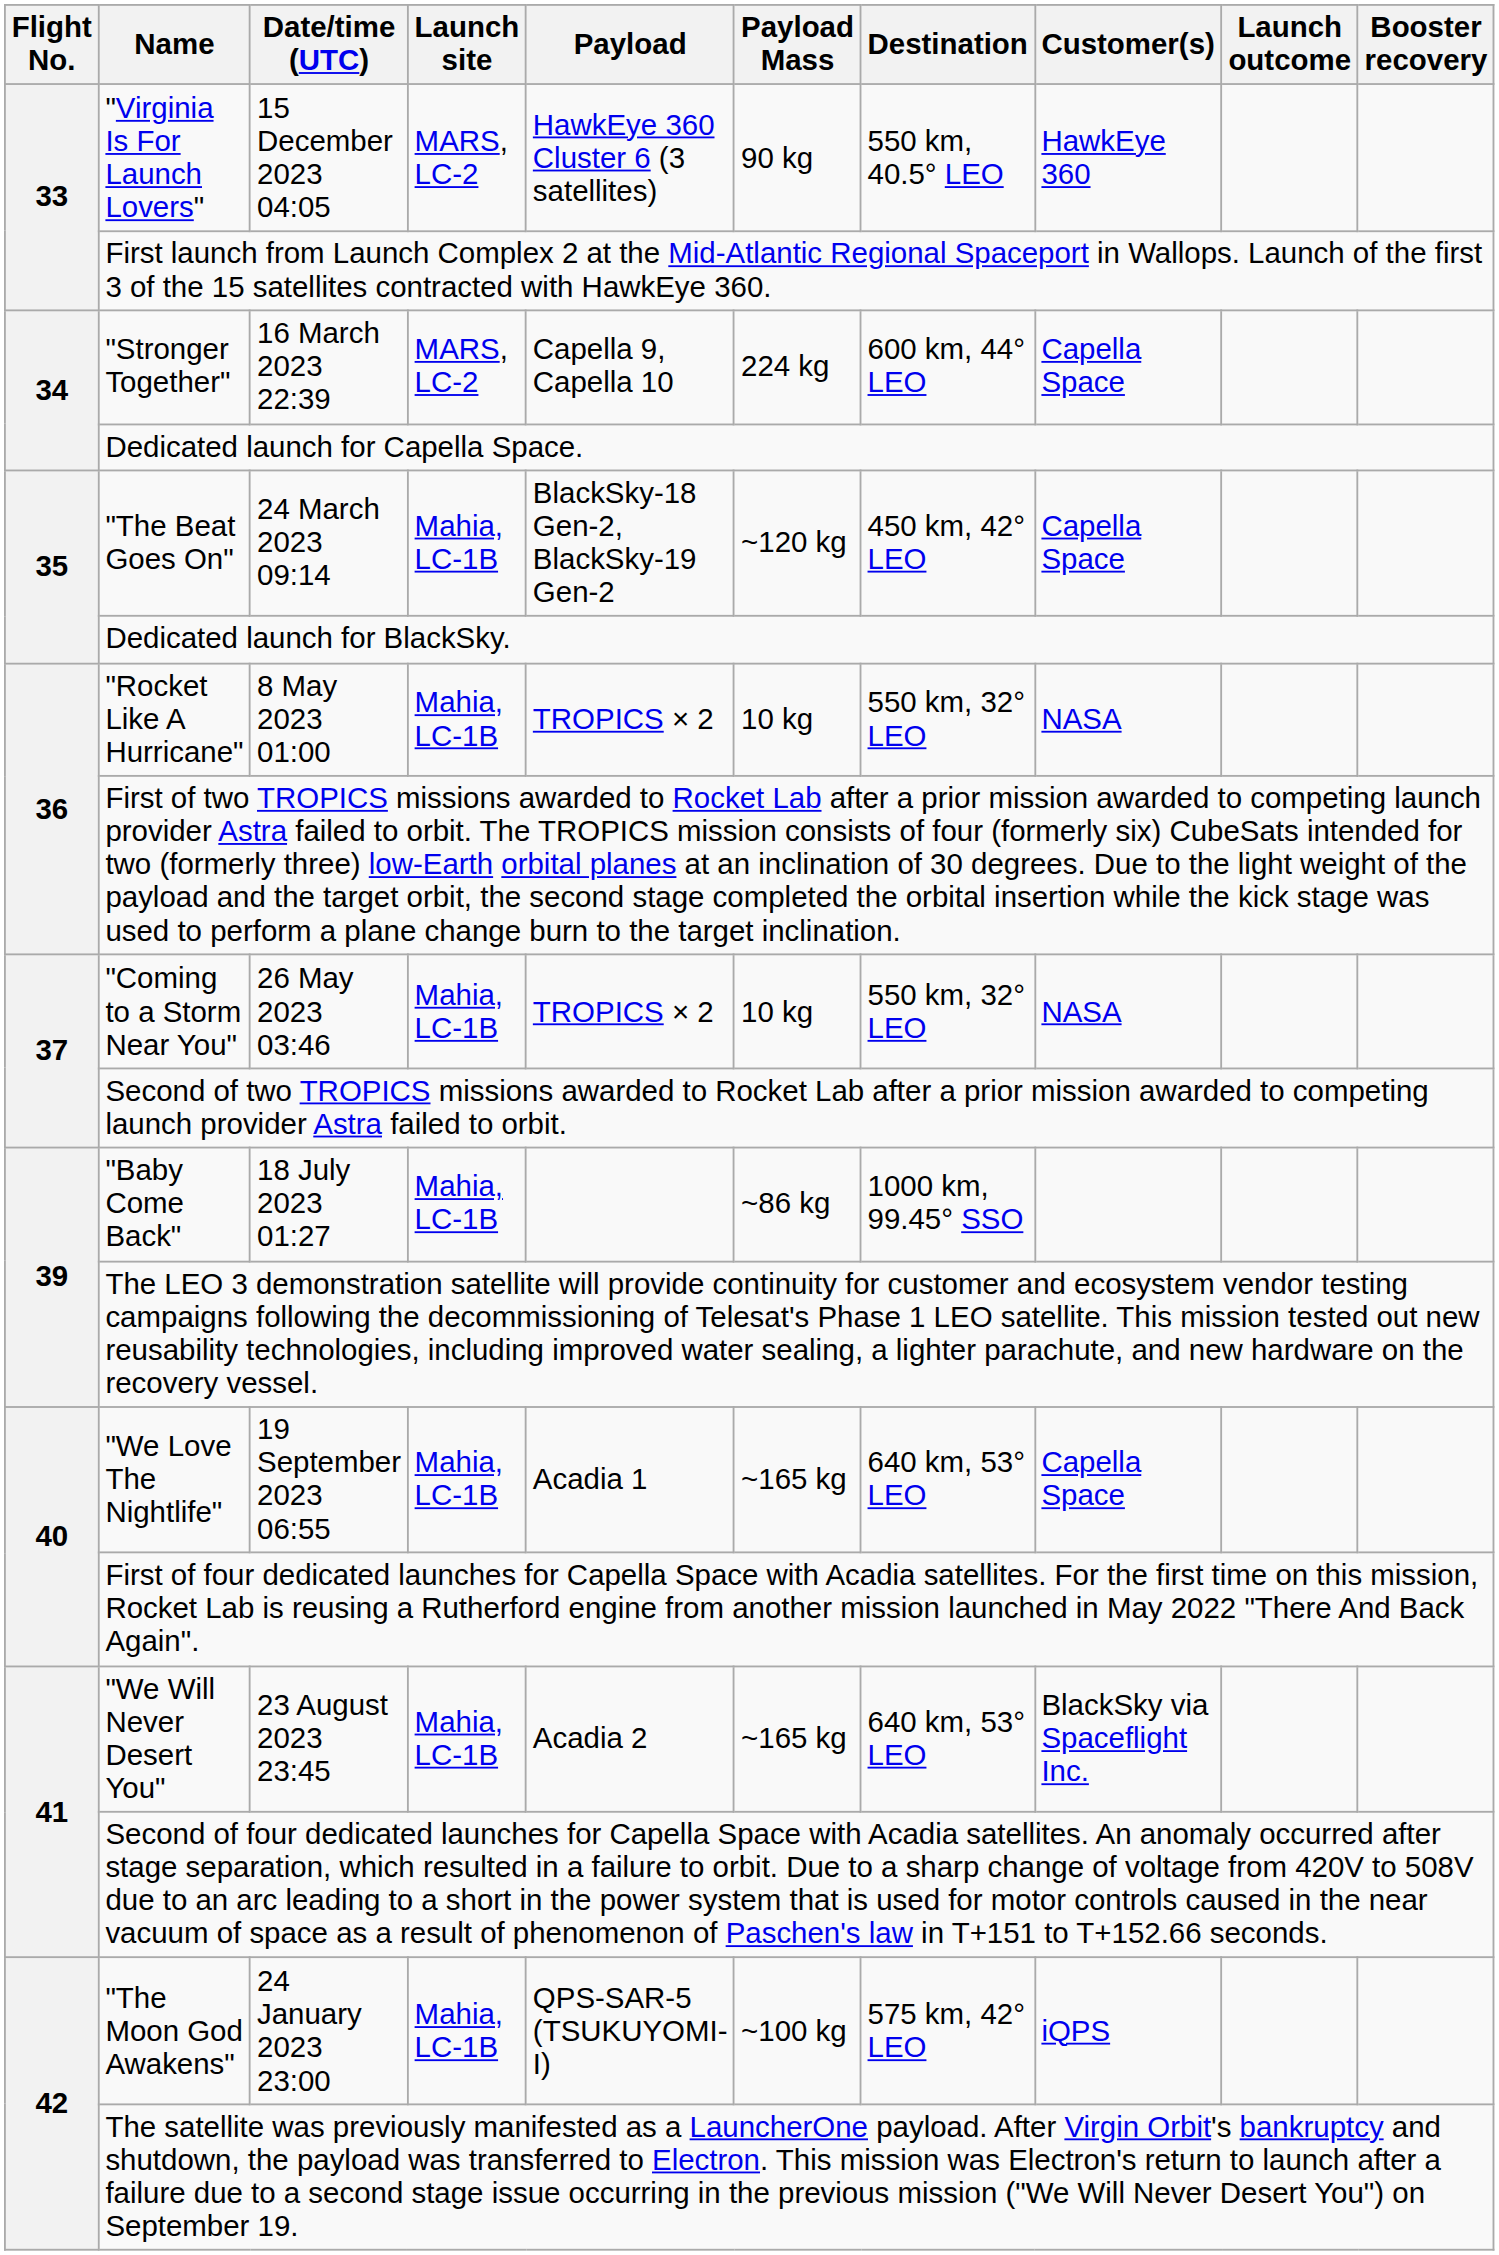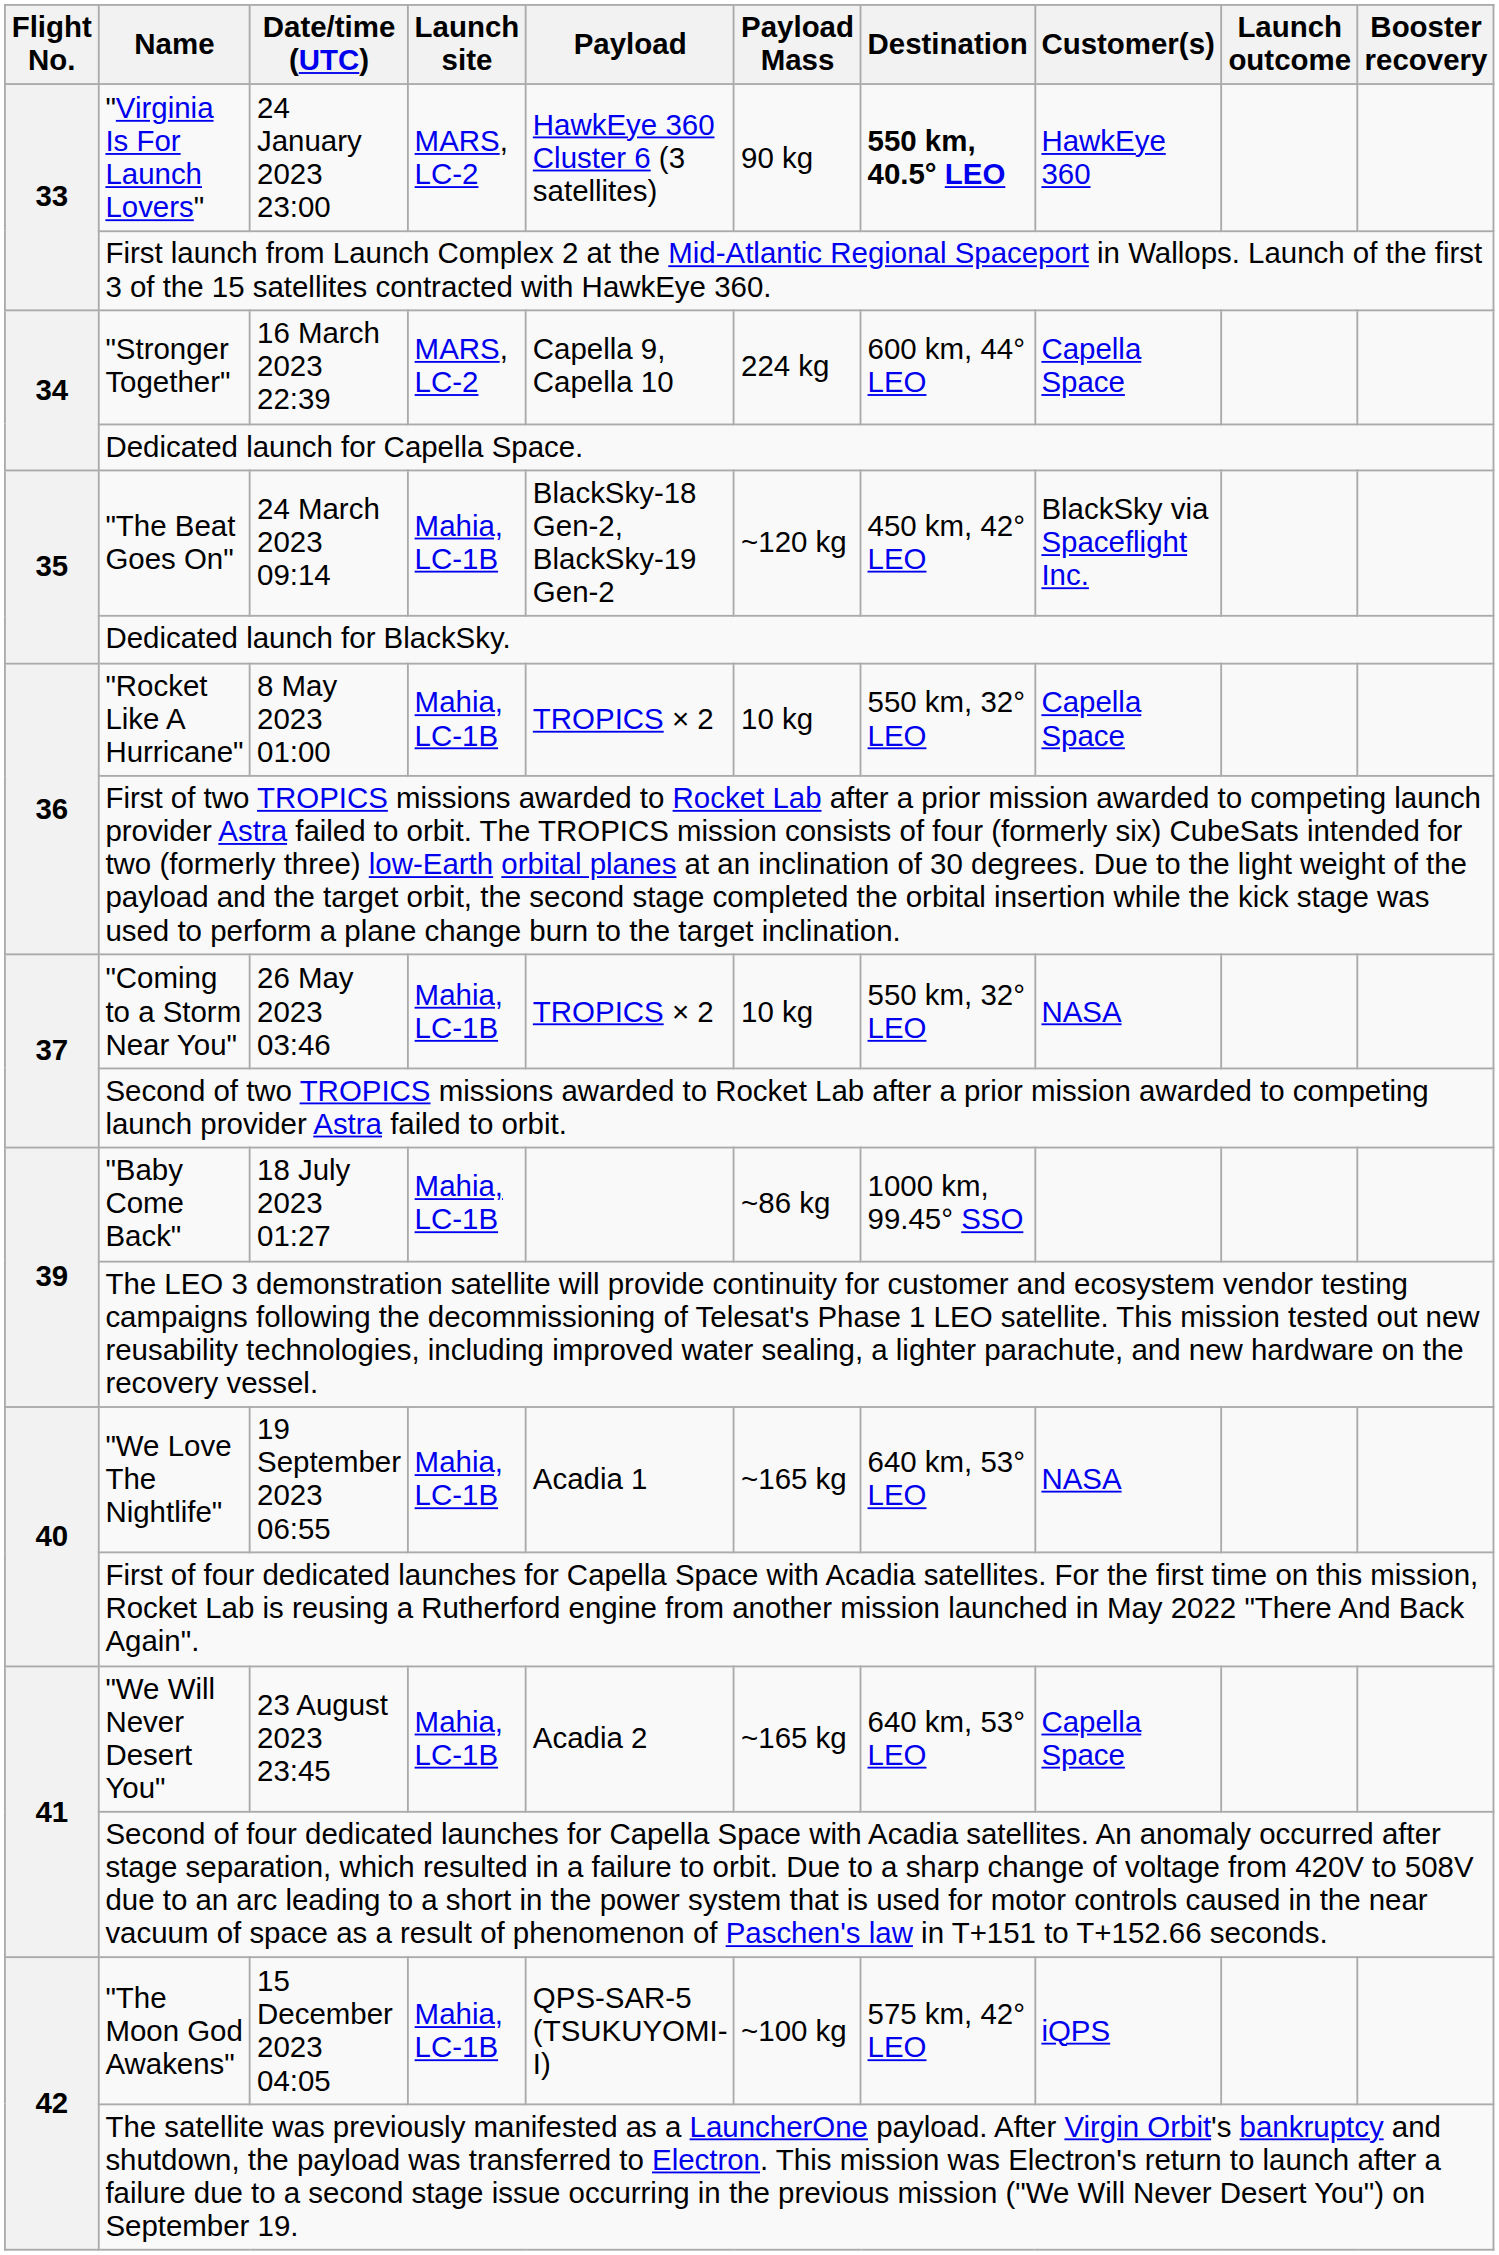(325, 157) 15 December 2023 04:05 -> (309, 157) 24 January 2023 23:00
(936, 157) normal -> (936, 157) bold
(1091, 542) Capella Space -> (1125, 542) BlackSky via Spaceflight Inc.
(1082, 718) NASA -> (1091, 718) Capella Space
(1091, 1479) Capella Space -> (1082, 1479) NASA
(1125, 1738) BlackSky via Spaceflight Inc. -> (1091, 1738) Capella Space
(309, 2030) 24 January 2023 23:00 -> (325, 2030) 15 December 2023 04:05
